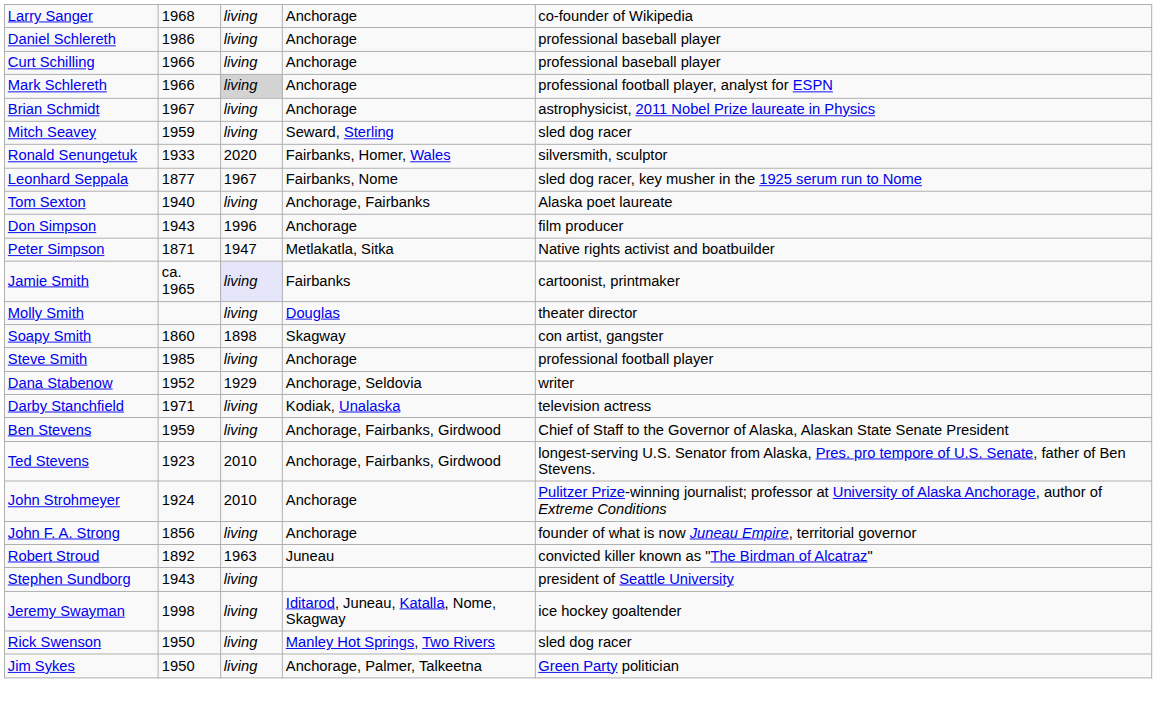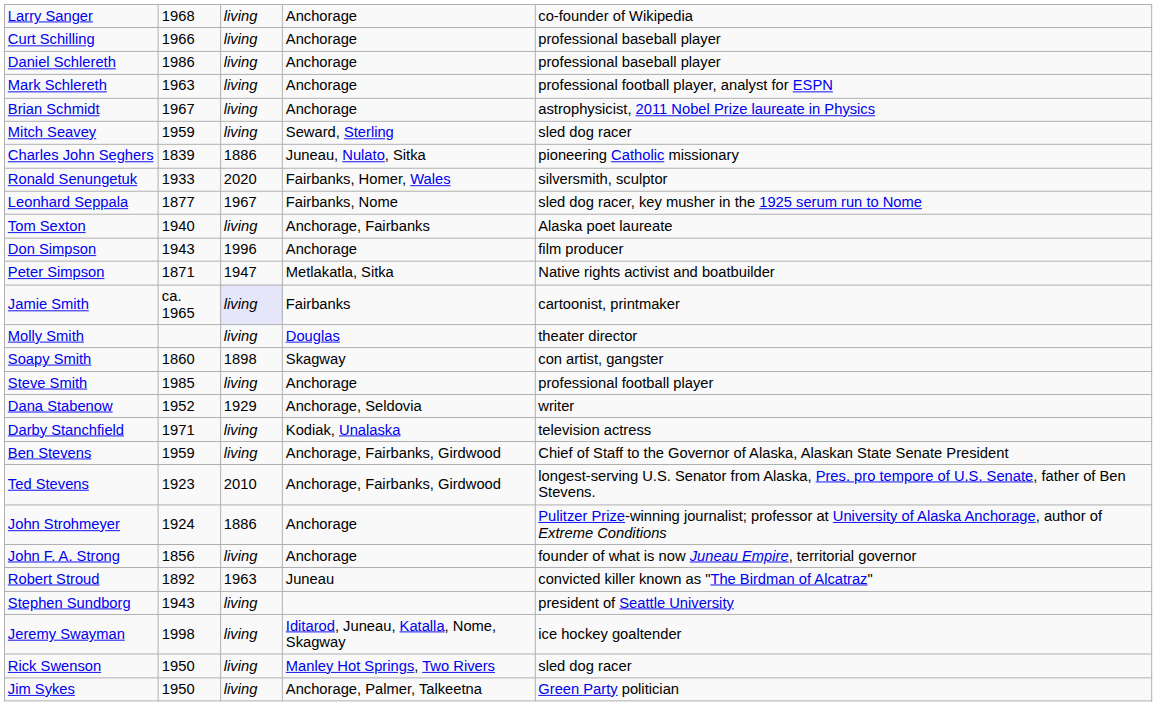rows swapped: (51, 62) <-> (62, 39)
(178, 86) 1966 -> (178, 86) 1963
(241, 86) lightgrey background -> (241, 86) no background
+ row: (81, 156)
(240, 501) 2010 -> (240, 524) 1886
